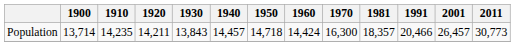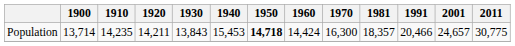(229, 32) 14,457 -> (229, 32) 15,453
(266, 32) normal -> (266, 32) bold
(454, 32) 26,457 -> (454, 32) 24,657
(491, 32) 30,773 -> (491, 32) 30,775
